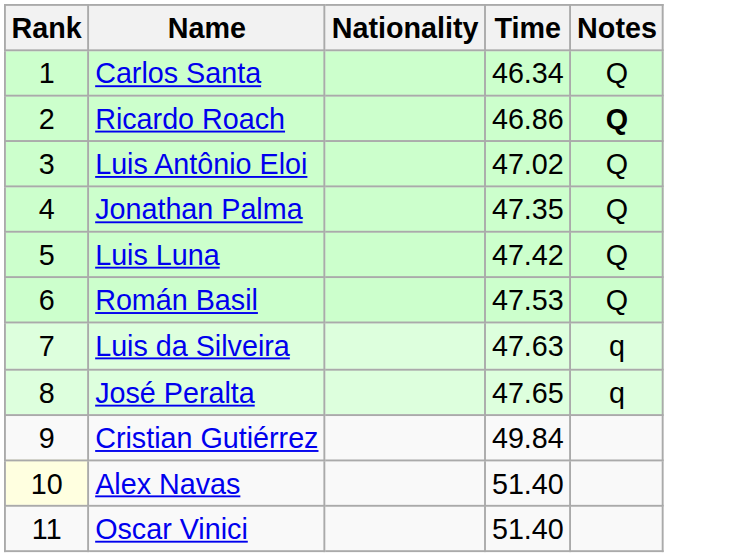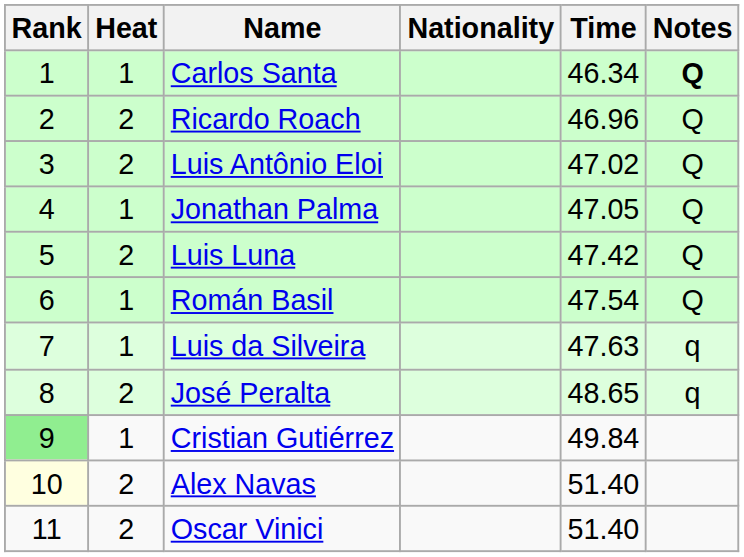+ column: (126, 28)
(617, 73) normal -> (693, 73) bold
(528, 119) 46.86 -> (603, 119) 46.96
(617, 119) bold -> (693, 119) normal
(528, 210) 47.35 -> (603, 210) 47.05
(528, 301) 47.53 -> (603, 301) 47.54
(528, 392) 47.65 -> (603, 392) 48.65
(47, 437) no background -> (47, 437) lightgreen background
